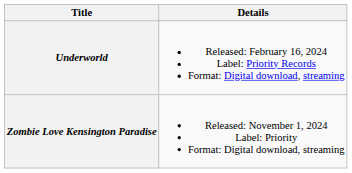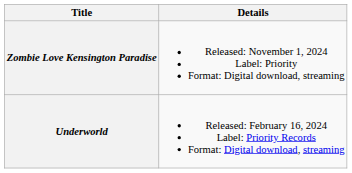rows swapped: (82, 58) <-> (82, 131)
